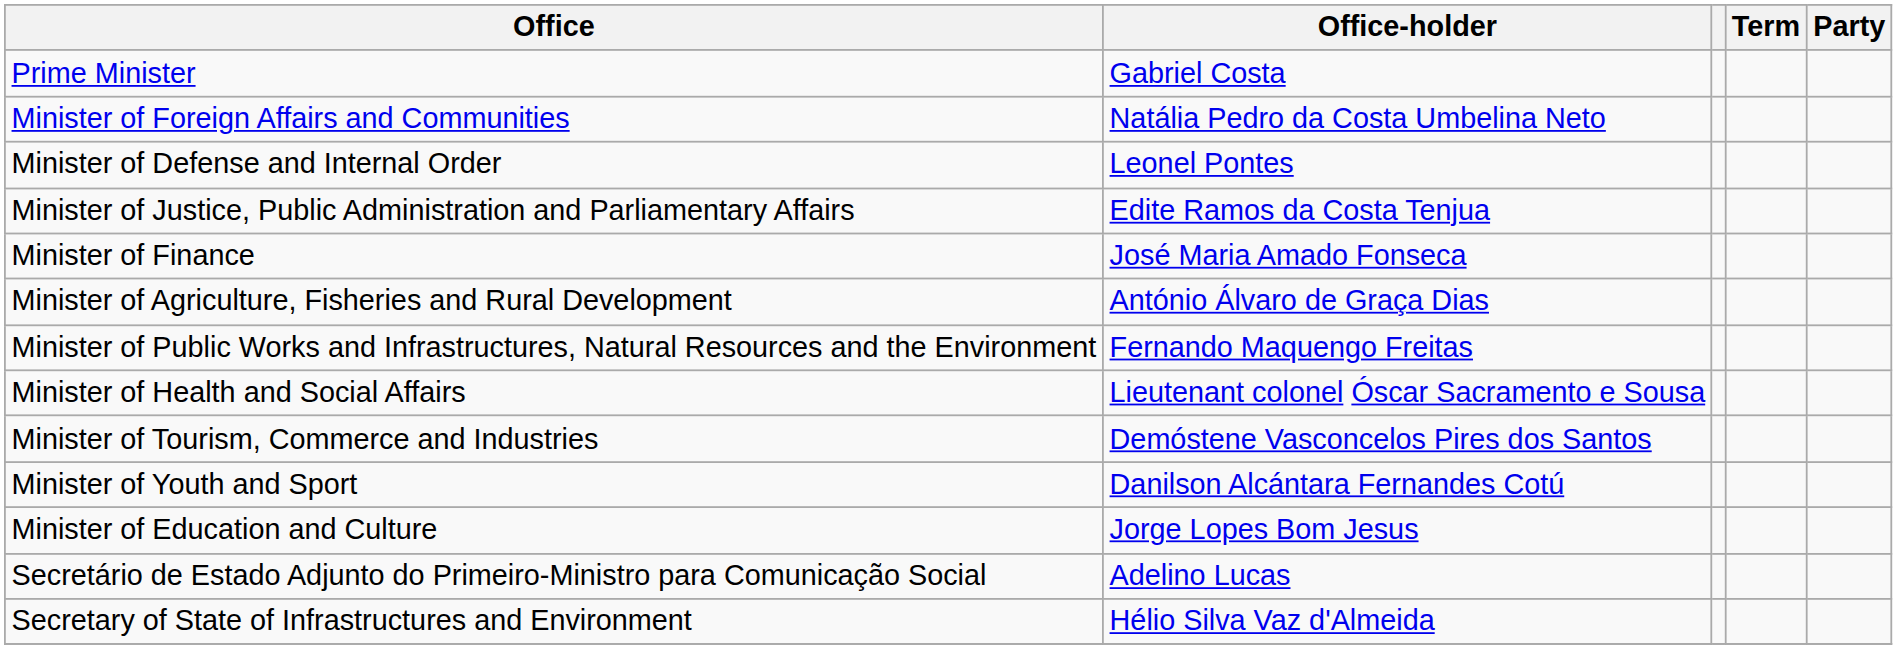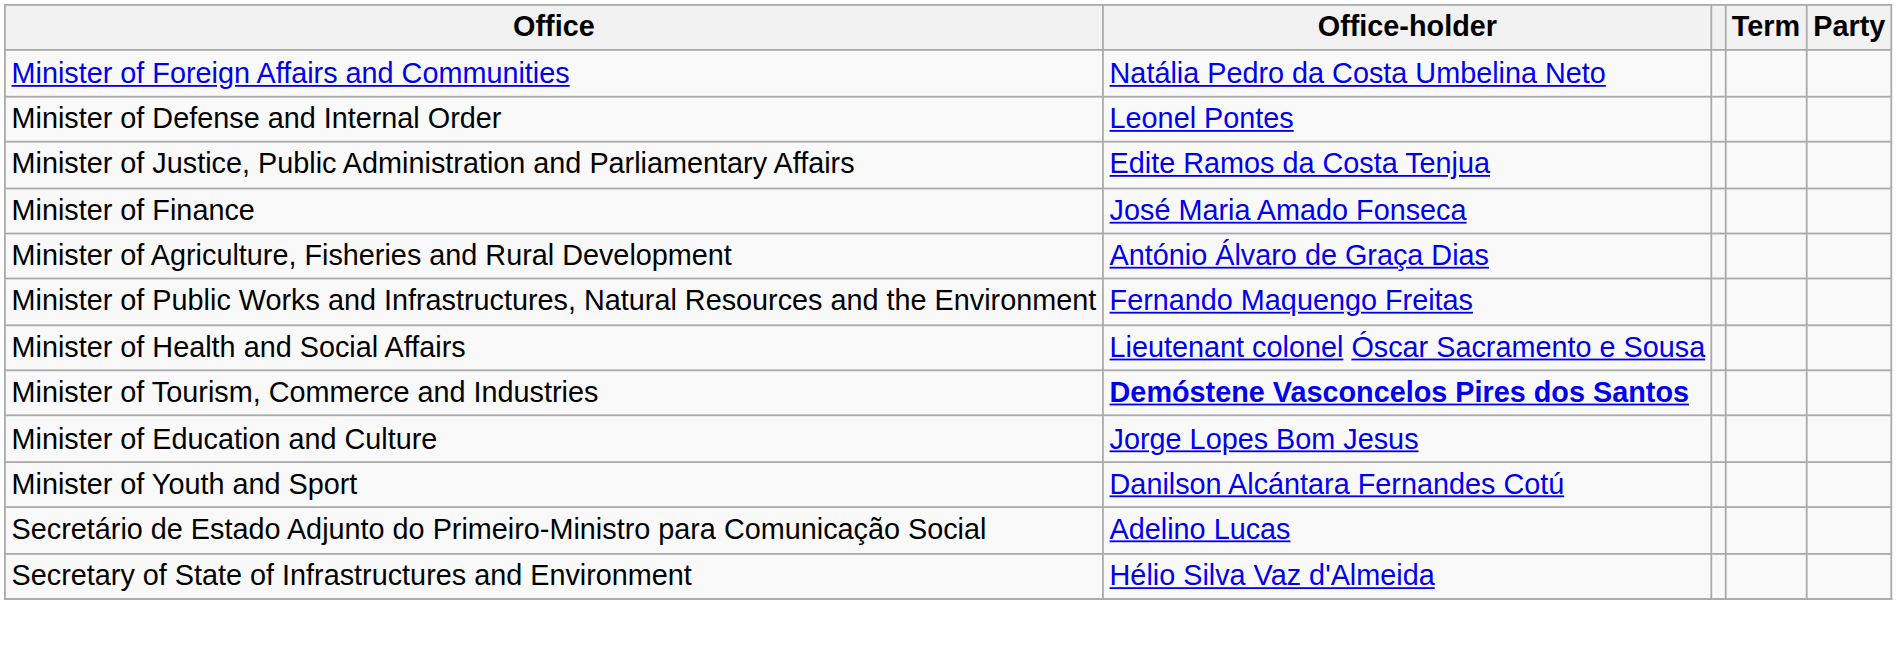- row: (104, 73)
(1381, 438) normal -> (1399, 392) bold
rows swapped: (224, 529) <-> (184, 484)
